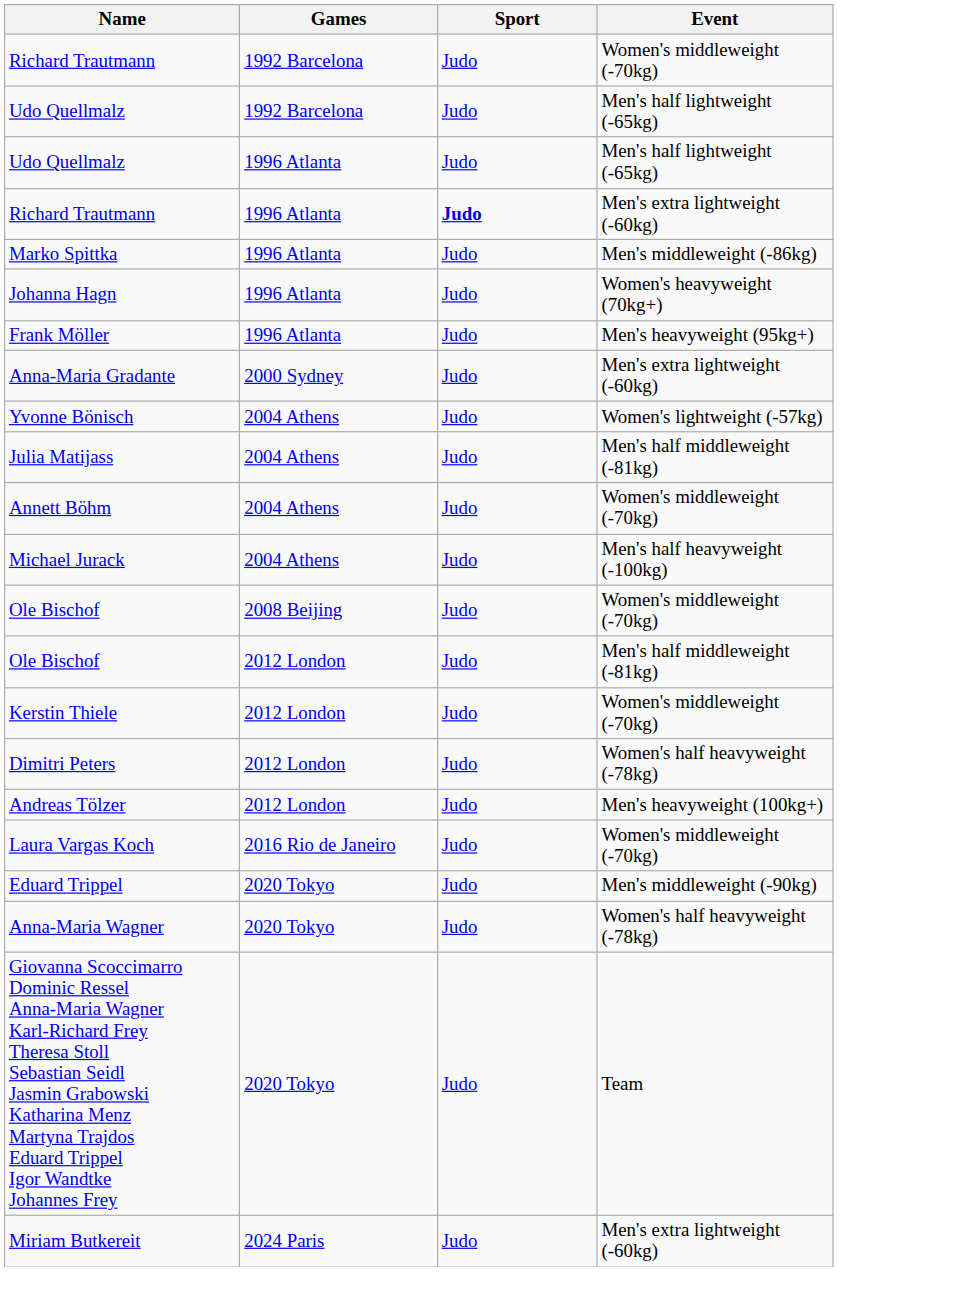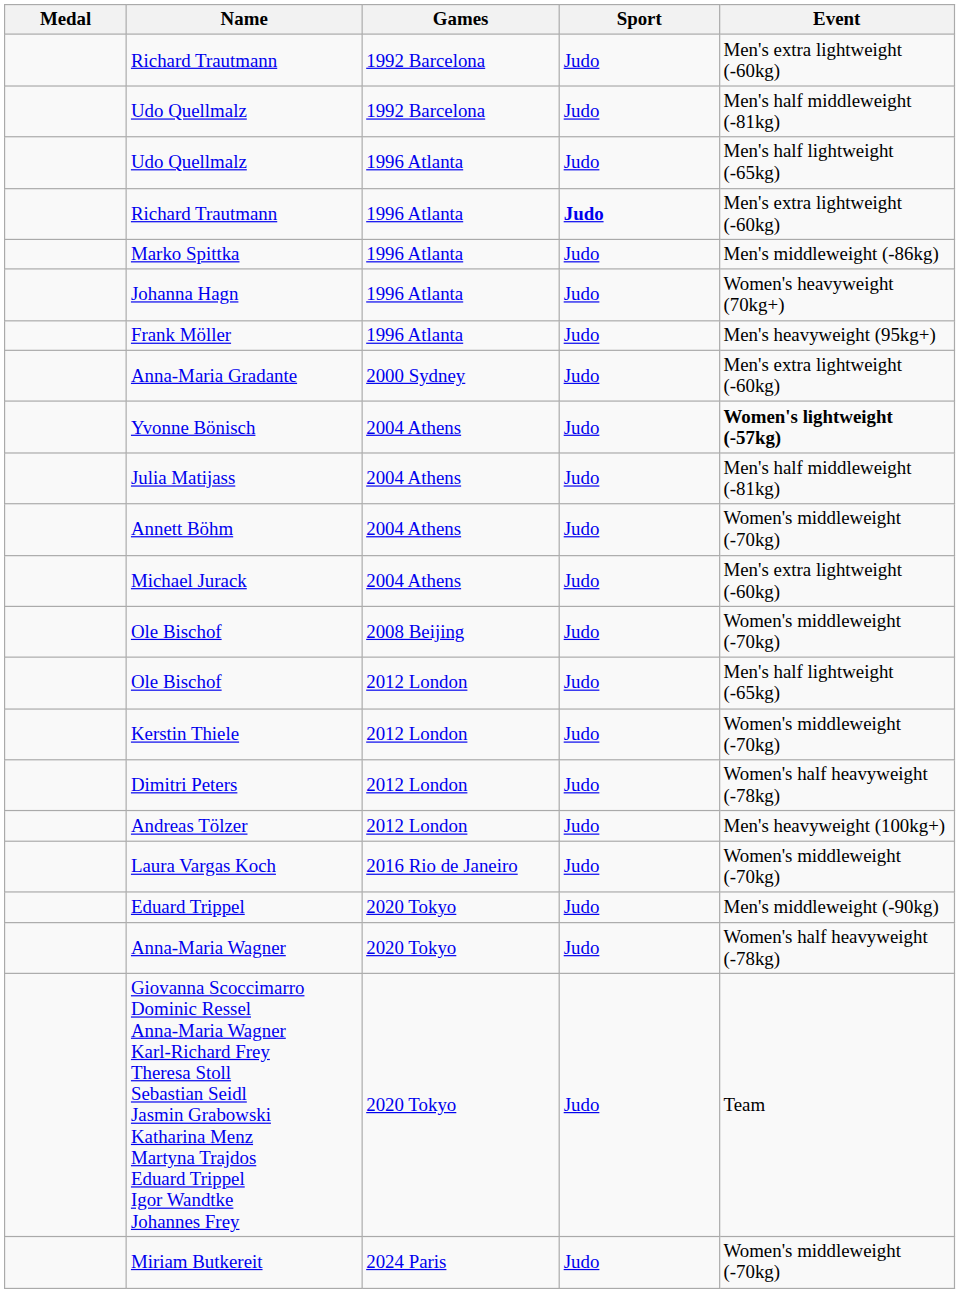+ column: (66, 19)
(690, 60) Women's middleweight (-70kg) -> (813, 60) Men's extra lightweight (-60kg)
(687, 111) Men's half lightweight (-65kg) -> (817, 111) Men's half middleweight (-81kg)
(712, 416) normal -> (808, 427) bold
(692, 559) Men's half heavyweight (-100kg) -> (813, 580) Men's extra lightweight (-60kg)
(695, 661) Men's half middleweight (-81kg) -> (809, 682) Men's half lightweight (-65kg)
(691, 1241) Men's extra lightweight (-60kg) -> (812, 1262) Women's middleweight (-70kg)
